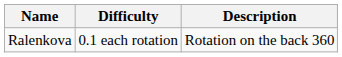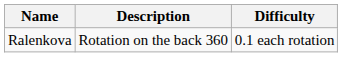columns swapped: (260, 16) <-> (128, 16)
